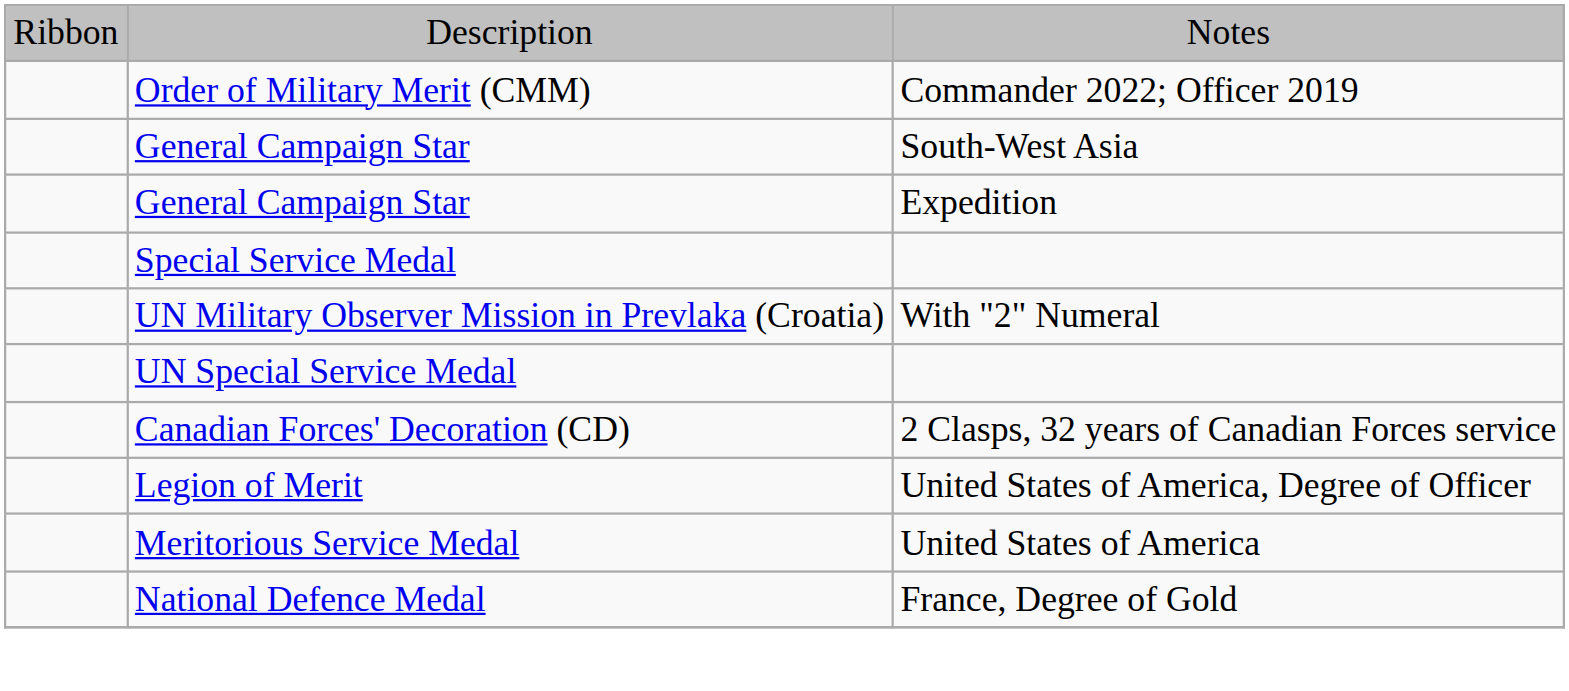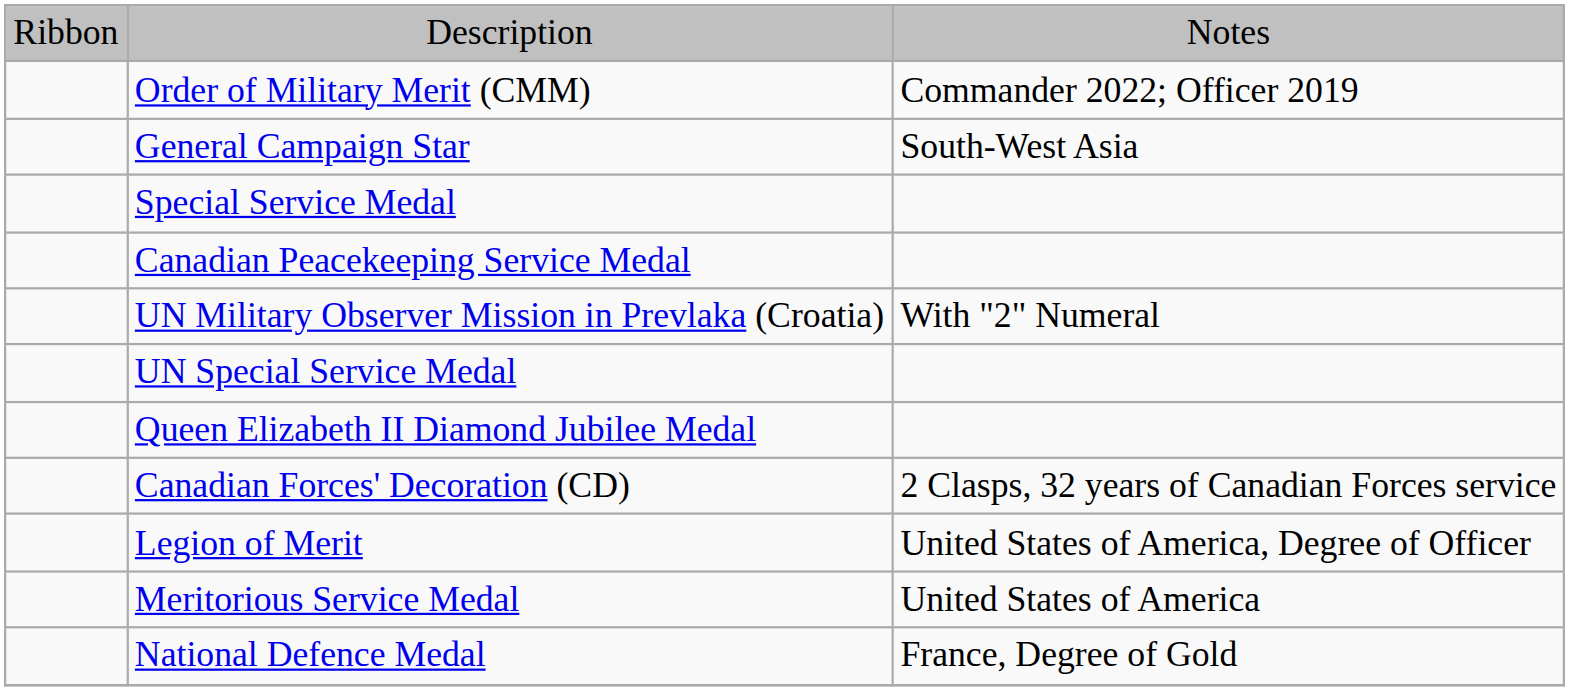- row: (302, 202)
+ row: (413, 259)
+ row: (445, 428)
